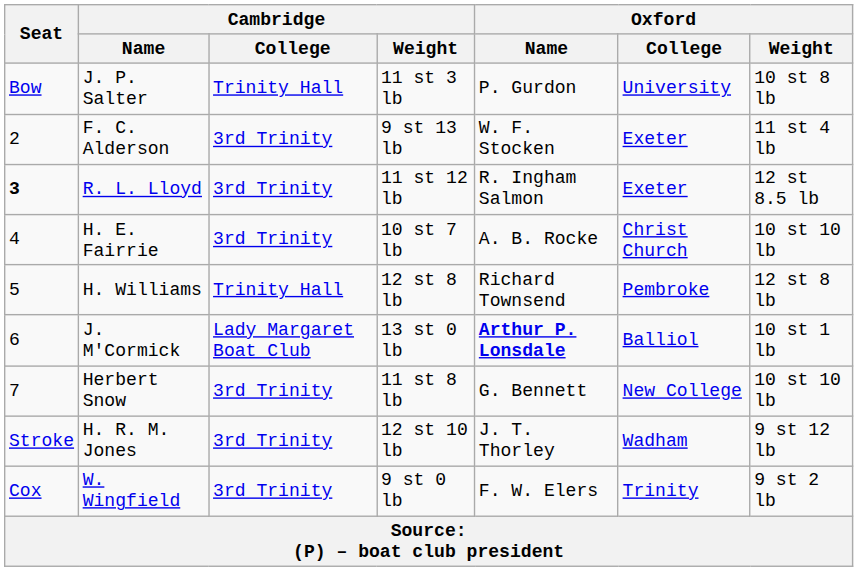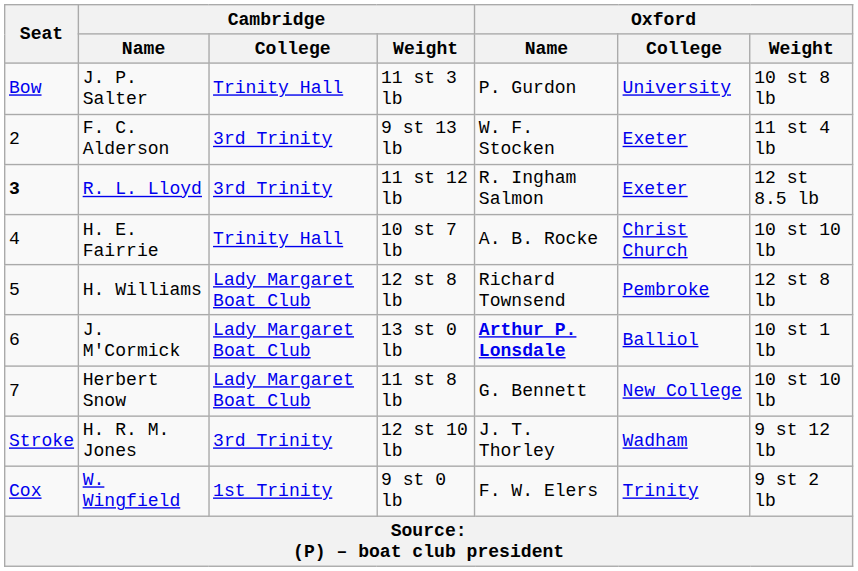(273, 240) 3rd Trinity -> (278, 240) Trinity Hall
(278, 290) Trinity Hall -> (284, 290) Lady Margaret Boat Club
(273, 391) 3rd Trinity -> (284, 391) Lady Margaret Boat Club
(273, 491) 3rd Trinity -> (273, 491) 1st Trinity
